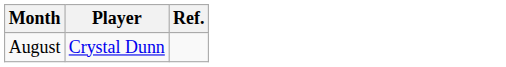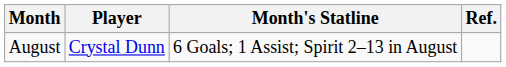+ column: (315, 18)
